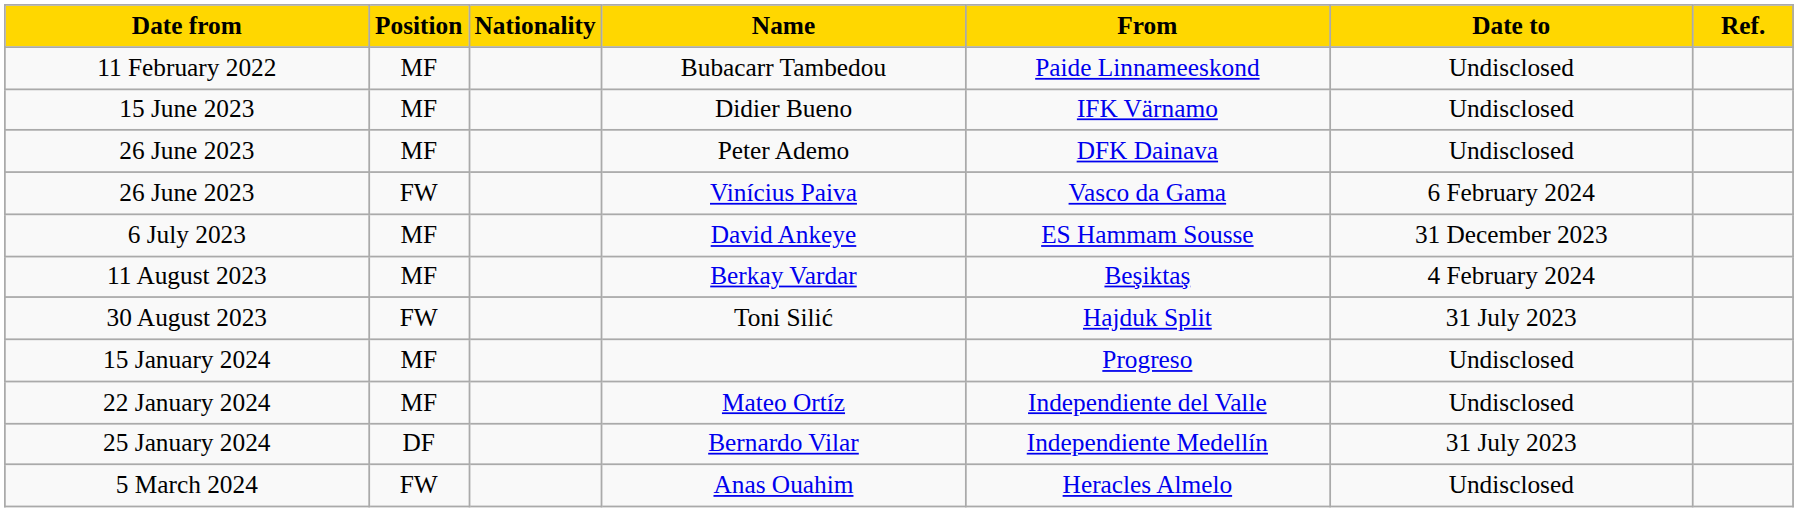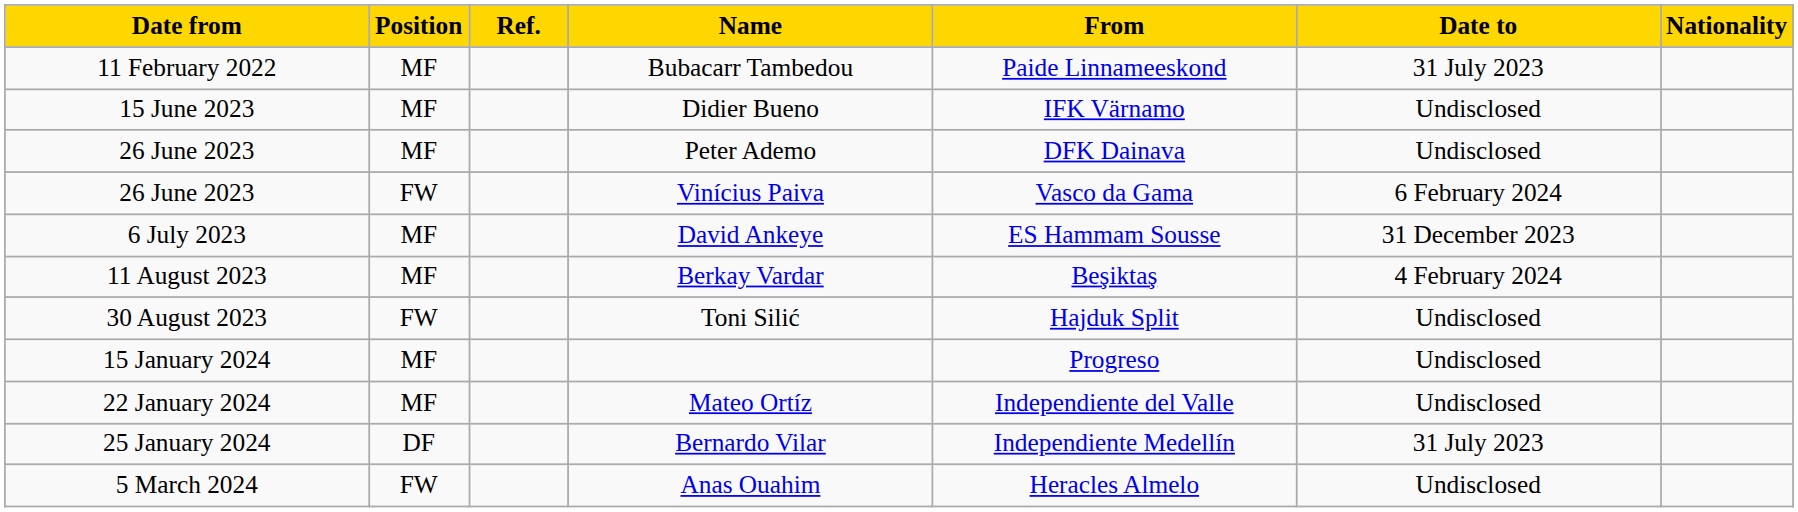columns swapped: (535, 25) <-> (1743, 25)
(1511, 67) Undisclosed -> (1478, 67) 31 July 2023
(1511, 318) 31 July 2023 -> (1478, 318) Undisclosed
